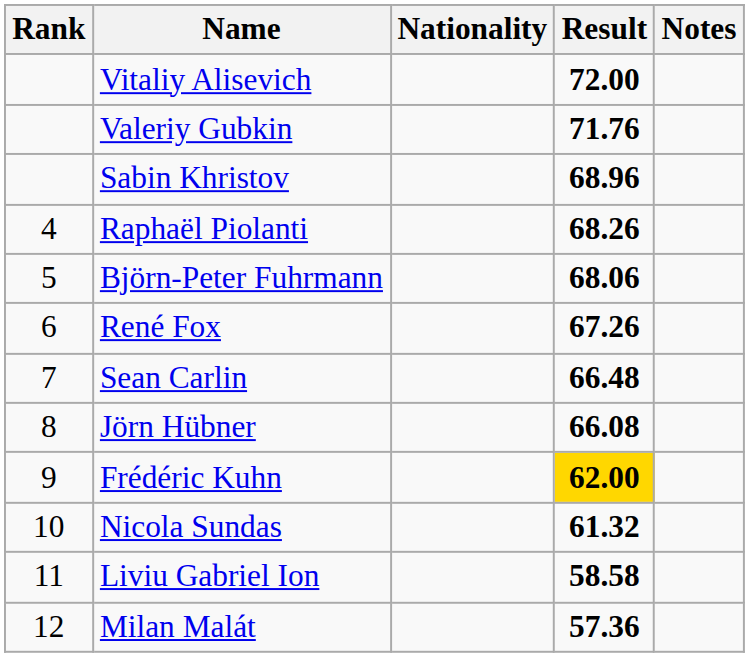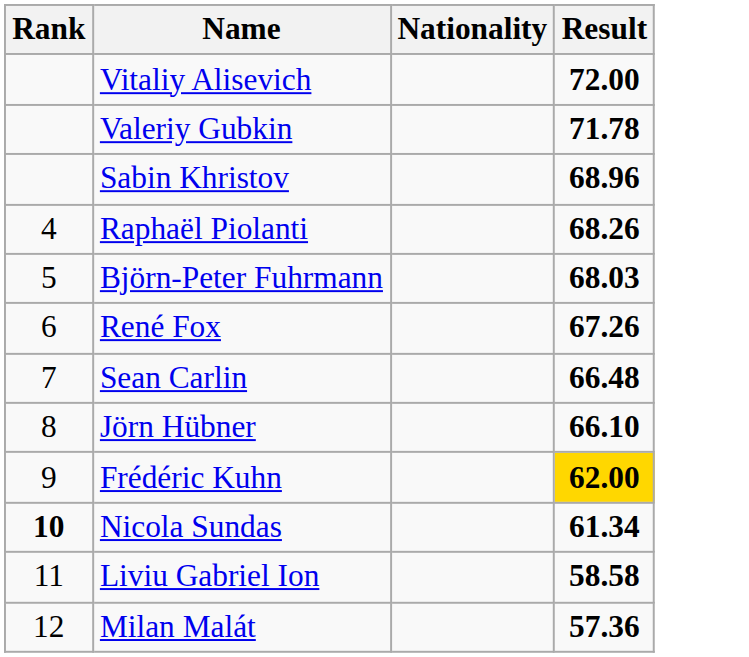- column: (699, 29)
(604, 128) 71.76 -> (604, 128) 71.78
(604, 278) 68.06 -> (604, 278) 68.03
(604, 427) 66.08 -> (604, 427) 66.10
(49, 526) normal -> (49, 526) bold
(604, 526) 61.32 -> (604, 526) 61.34
